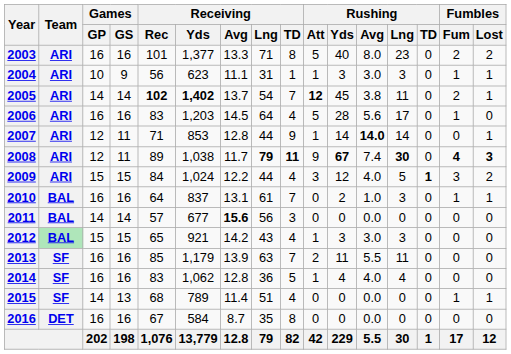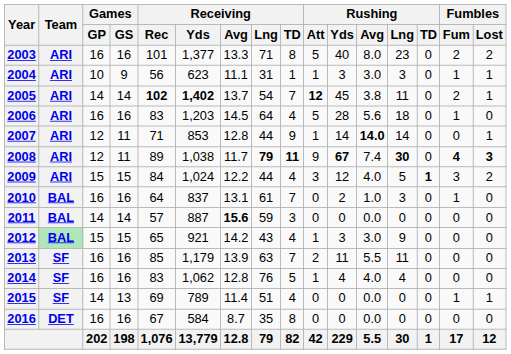(402, 116) 17 -> (402, 116) 18
(489, 197) 1 -> (489, 197) 0
(198, 217) 677 -> (198, 217) 887
(266, 217) 56 -> (266, 217) 59
(402, 237) 3 -> (402, 237) 9
(266, 278) 36 -> (266, 278) 76
(157, 298) 68 -> (157, 298) 69
